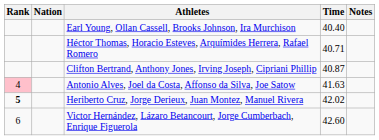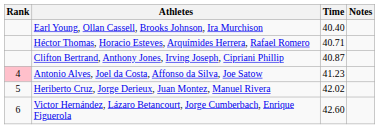- column: (48, 12)
(334, 85) 41.63 -> (334, 74) 41.23
(18, 100) bold -> (18, 89) normal
